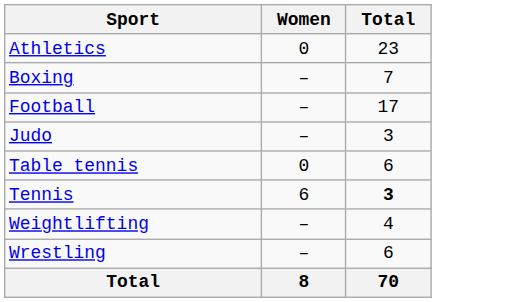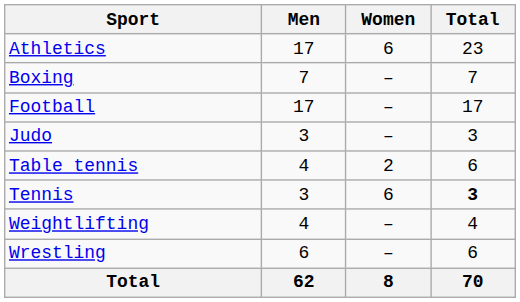+ column: (304, 19)
(304, 49) 0 -> (388, 49) 6
(304, 166) 0 -> (388, 166) 2
